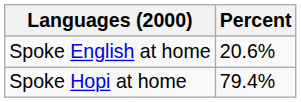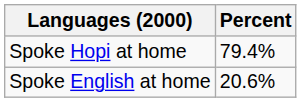rows swapped: (98, 82) <-> (110, 51)
